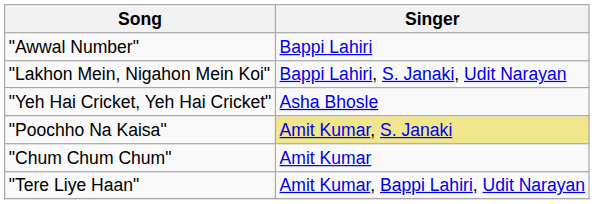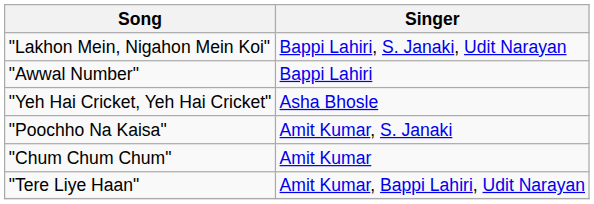rows swapped: (74, 47) <-> (139, 74)
(366, 130) khaki background -> (366, 130) no background
